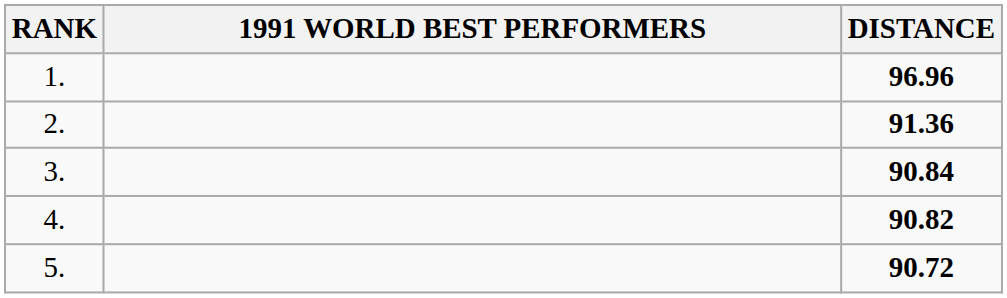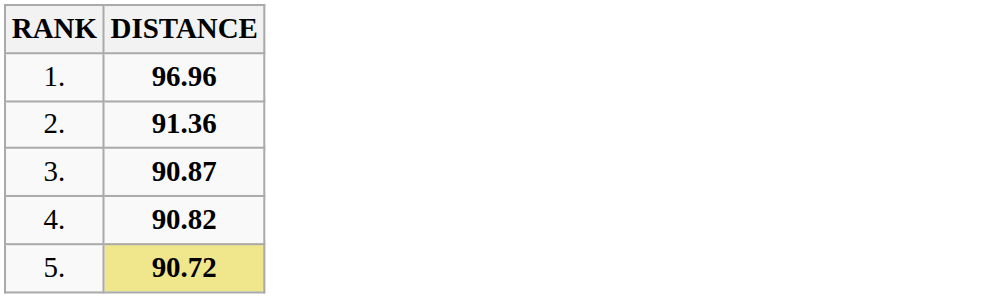- column: (472, 28)
(921, 171) 90.84 -> (184, 171) 90.87
(921, 267) no background -> (184, 267) khaki background
